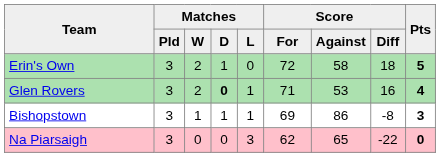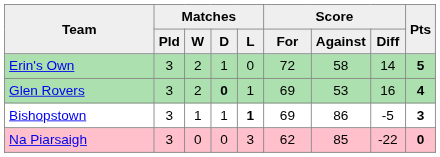(388, 66) 18 -> (388, 66) 14
(287, 90) 71 -> (287, 90) 69
(250, 115) normal -> (250, 115) bold
(388, 115) -8 -> (388, 115) -5
(341, 140) 65 -> (341, 140) 85
